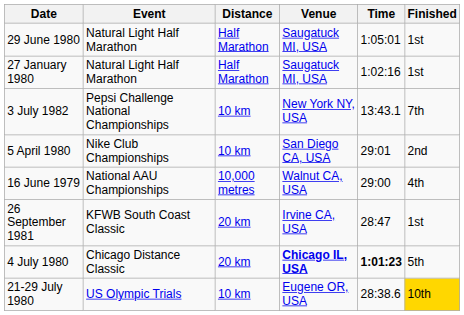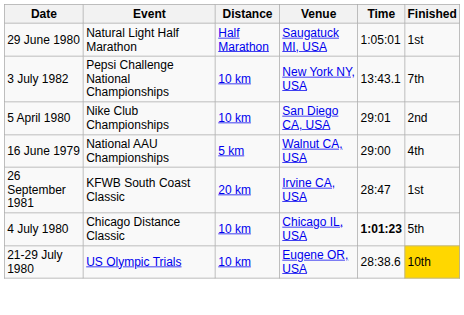- row: (37, 72)
(236, 183) 10,000 metres -> (231, 150) 5 km
(234, 261) 20 km -> (235, 229) 10 km
(315, 261) bold -> (313, 229) normal
